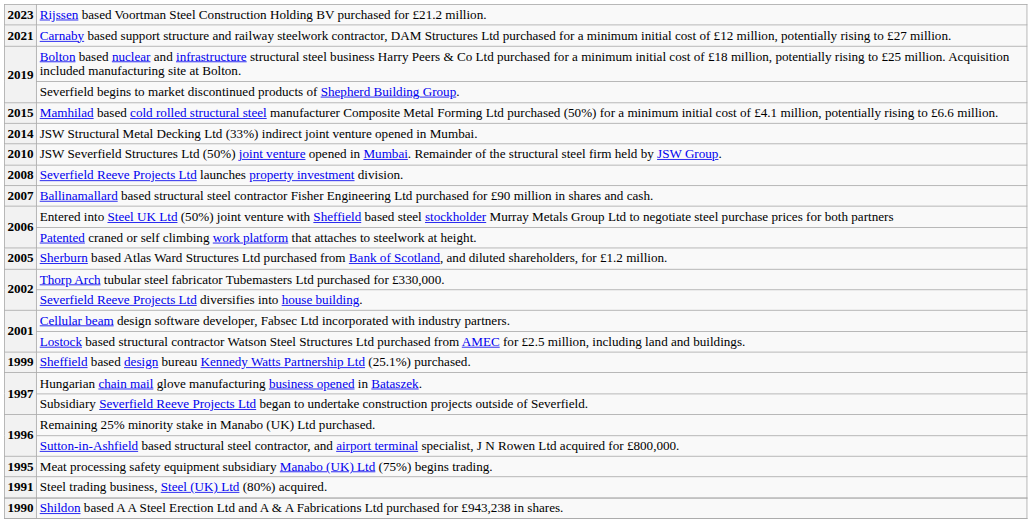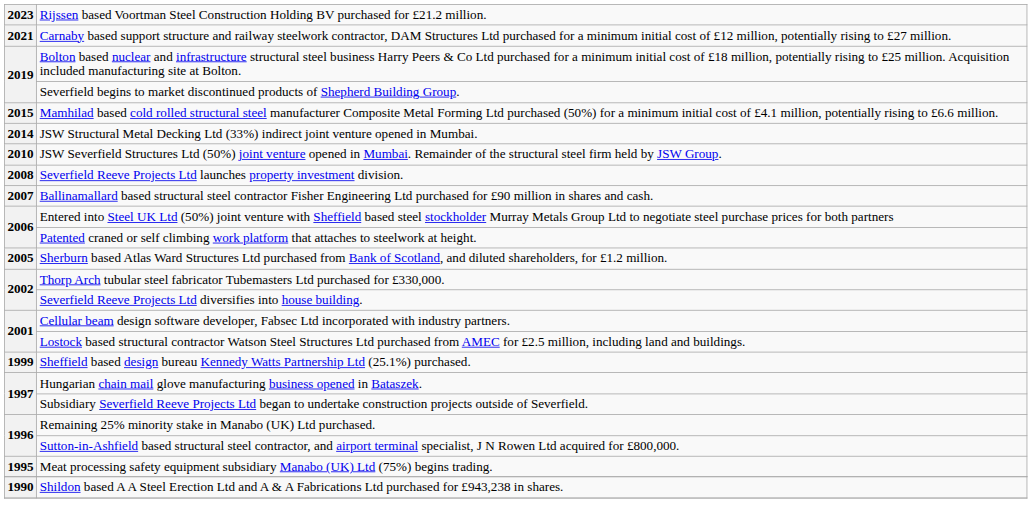- row: (183, 487)
